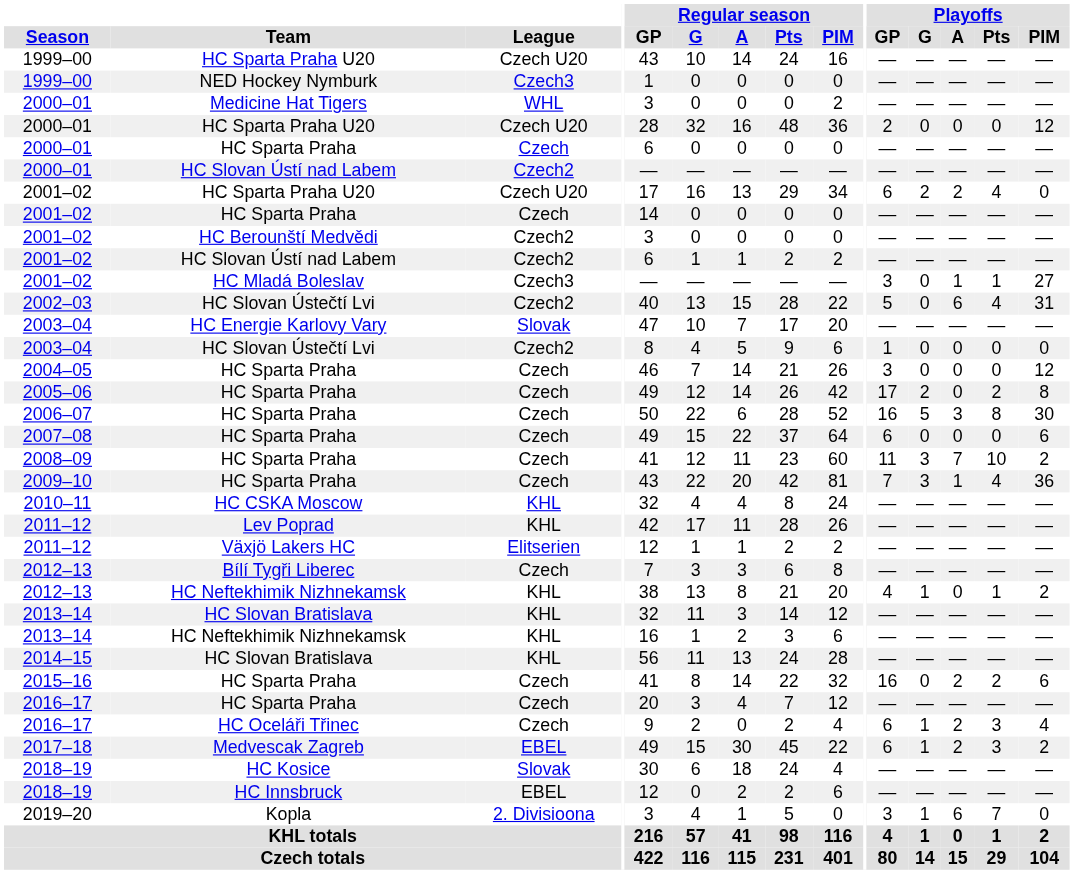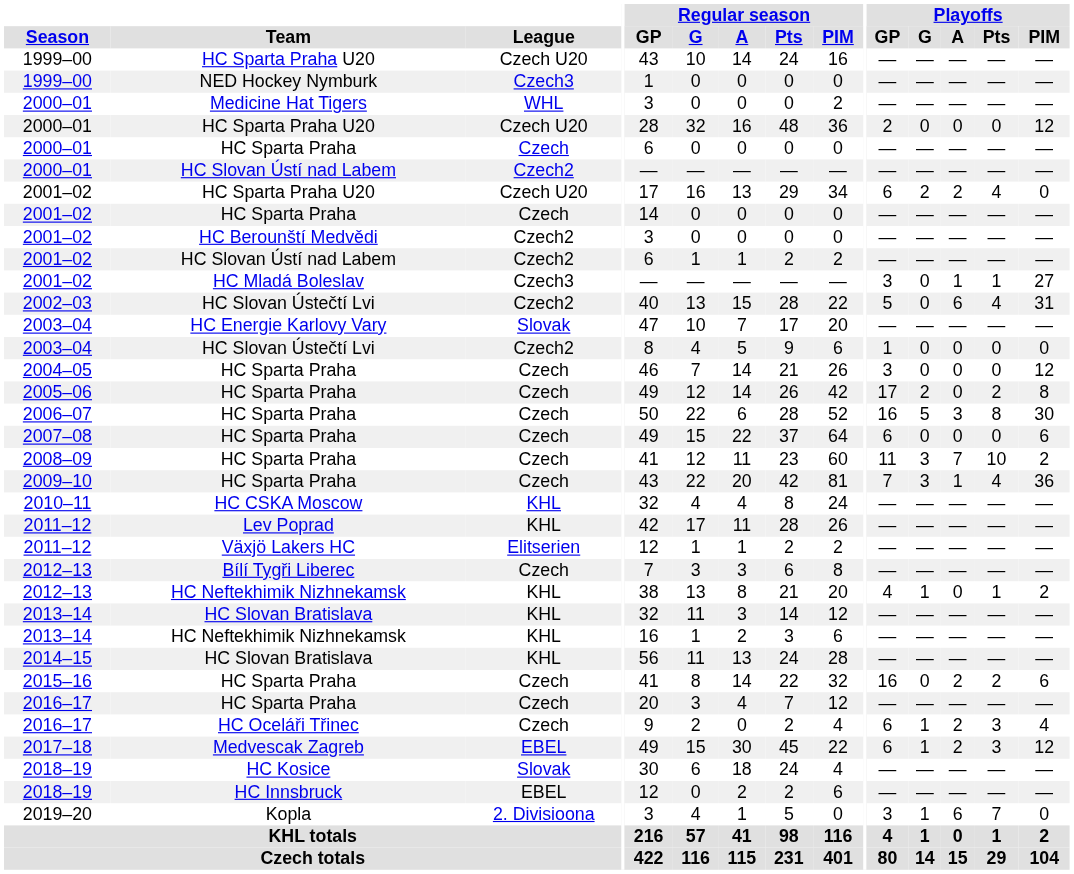(1044, 747) 2 -> (1044, 747) 12
